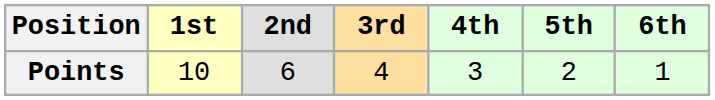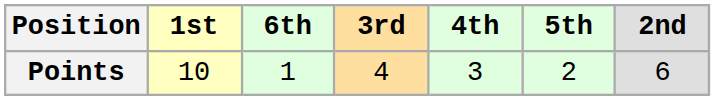columns swapped: (288, 27) <-> (663, 27)
